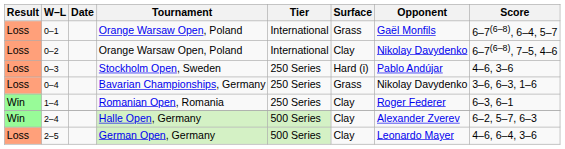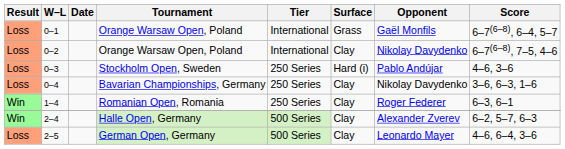(347, 85) Grass -> (344, 85) Clay
